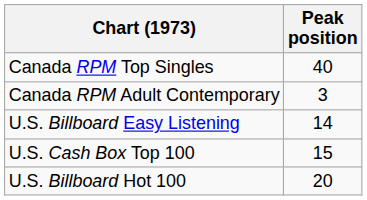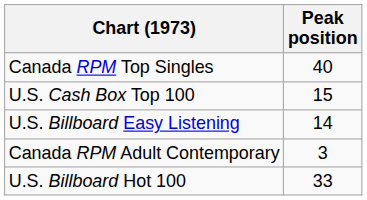rows swapped: (144, 95) <-> (102, 152)
(323, 180) 20 -> (323, 180) 33
